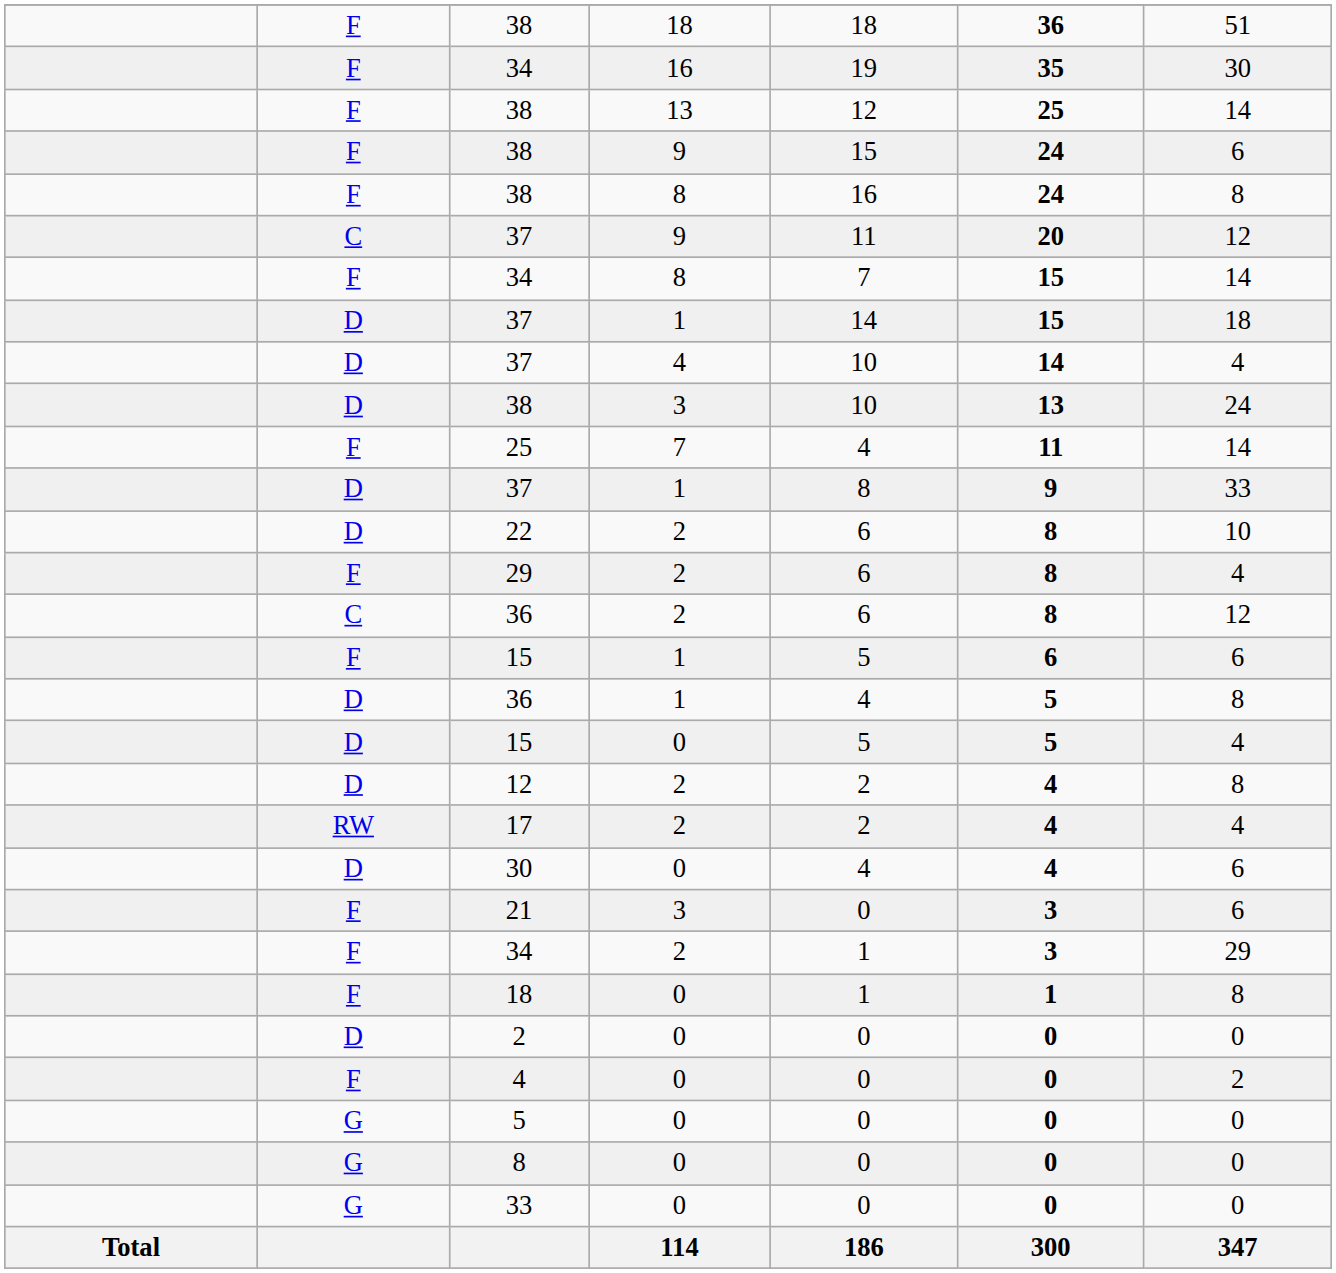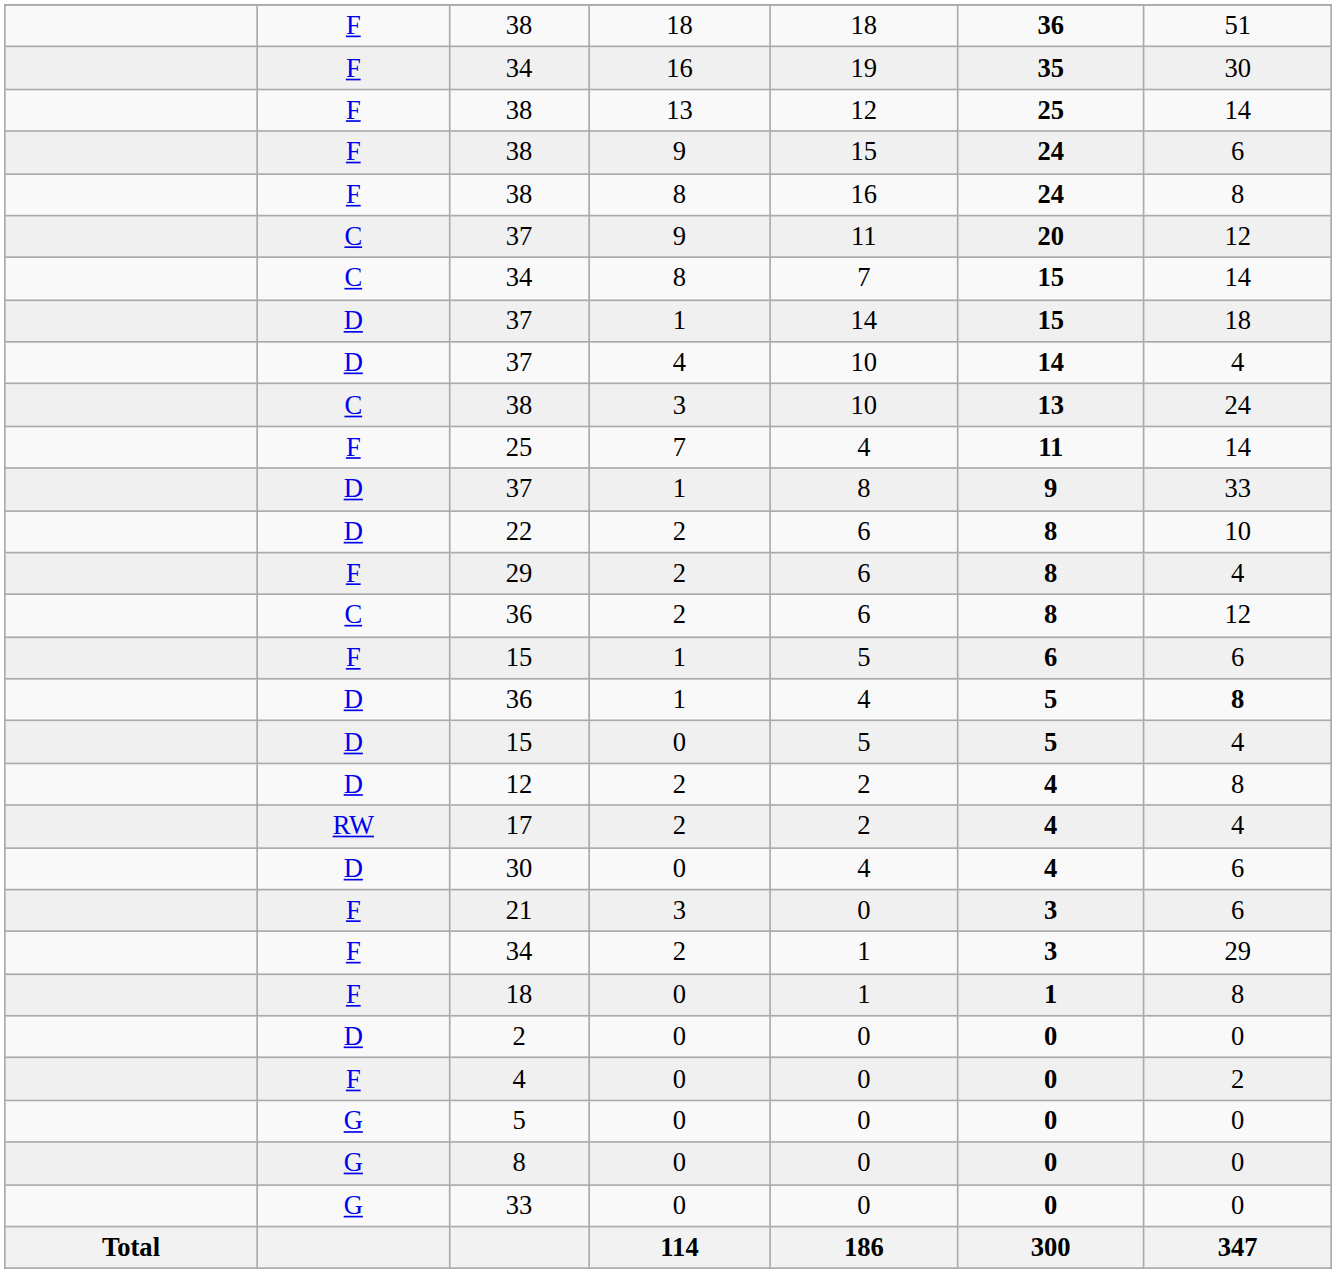(353, 278) F -> (353, 278) C
(353, 404) D -> (353, 404) C
(1238, 699) normal -> (1238, 699) bold
